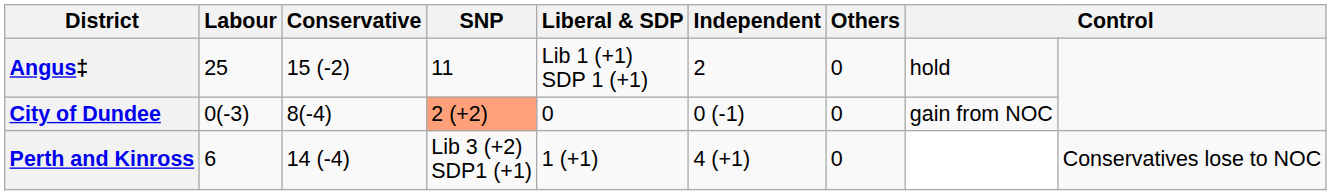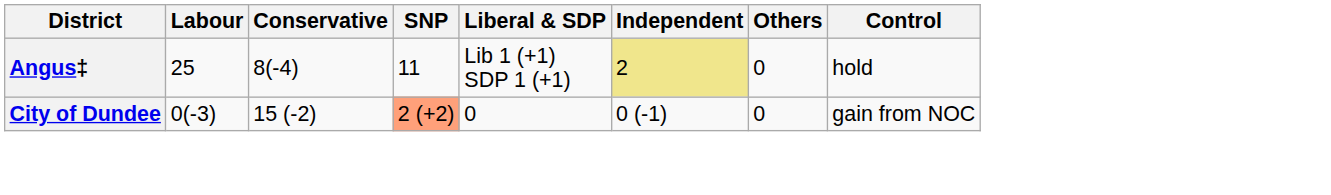(318, 67) 15 (-2) -> (276, 67) 8(-4)
(699, 67) no background -> (622, 67) khaki background
(309, 113) 8(-4) -> (285, 113) 15 (-2)
- row: (102, 159)
